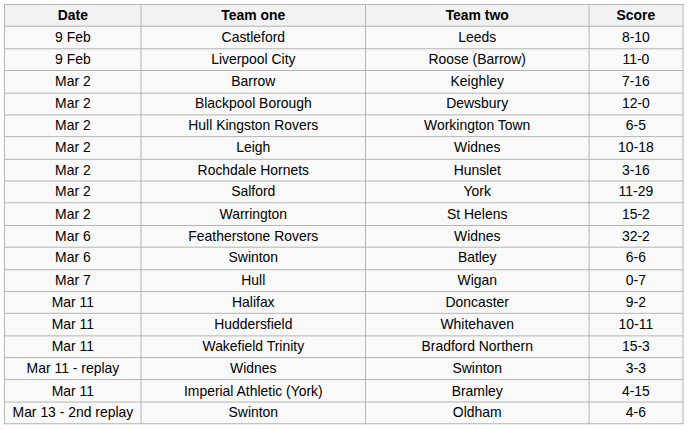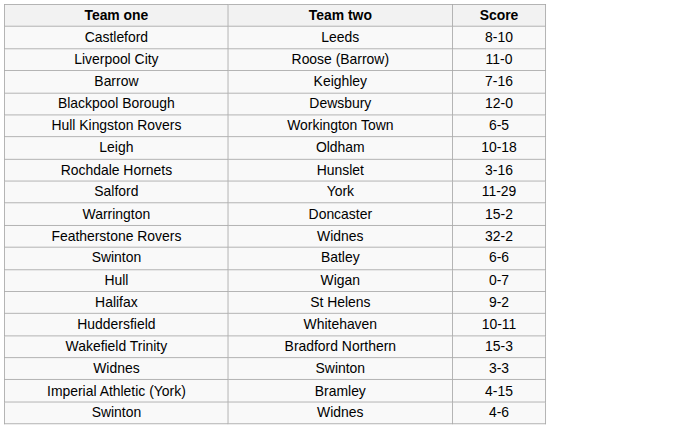- column: (73, 15)
(477, 147) Widnes -> (340, 147) Oldham
(477, 214) St Helens -> (340, 214) Doncaster
(477, 302) Doncaster -> (340, 302) St Helens
(477, 412) Oldham -> (340, 412) Widnes
